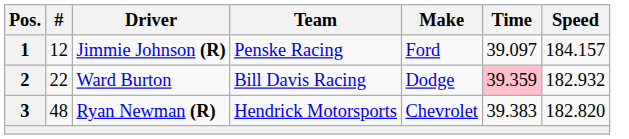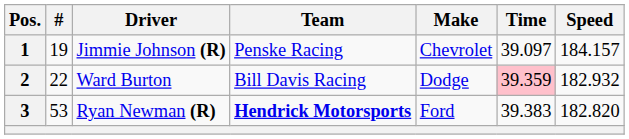(59, 50) 12 -> (59, 50) 19
(423, 50) Ford -> (456, 50) Chevrolet
(59, 110) 48 -> (59, 110) 53
(316, 110) normal -> (323, 110) bold
(442, 110) Chevrolet -> (437, 110) Ford
